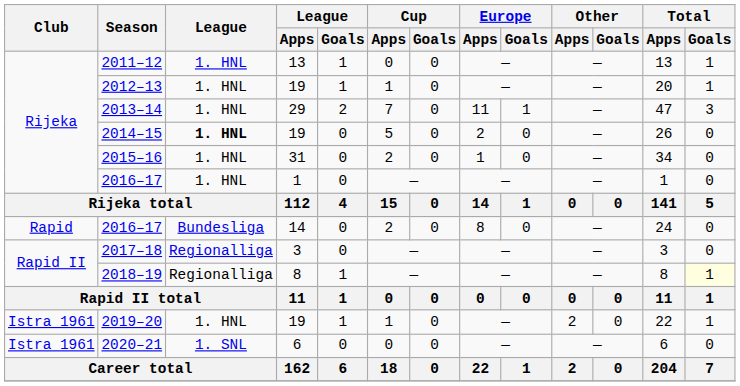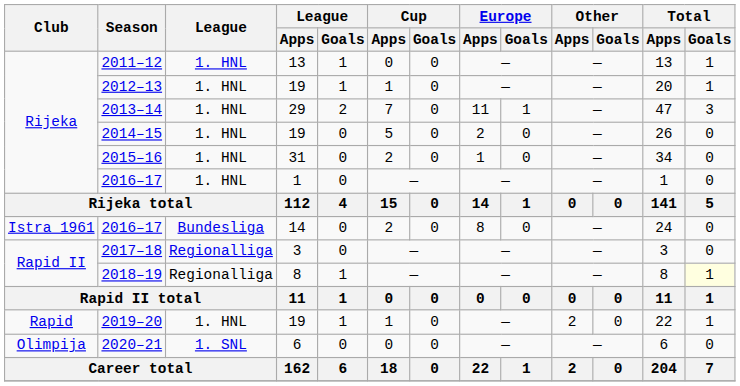(221, 134) bold -> (221, 134) normal
(51, 228) Rapid -> (51, 228) Istra 1961
(51, 322) Istra 1961 -> (51, 322) Rapid
(51, 346) Istra 1961 -> (51, 346) Olimpija
